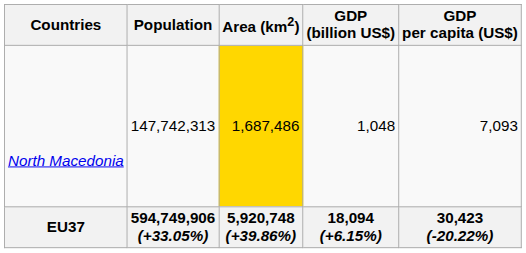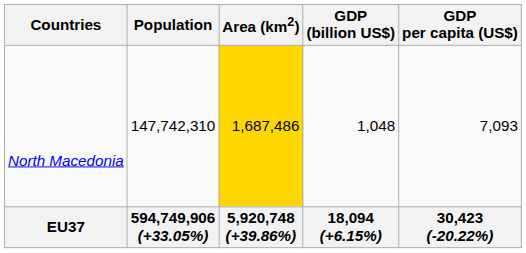(173, 126) 147,742,313 -> (173, 126) 147,742,310
